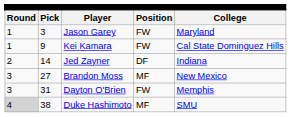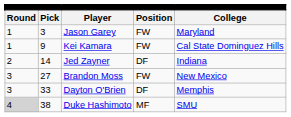(143, 76) MF -> (143, 76) FW
(45, 90) 31 -> (45, 90) 33
(143, 90) FW -> (142, 90) DF
